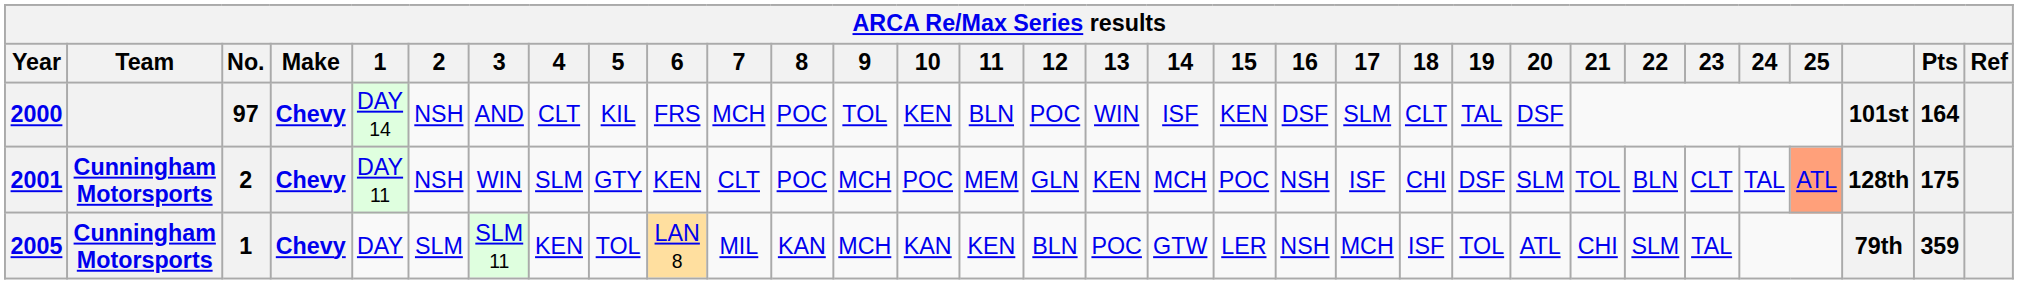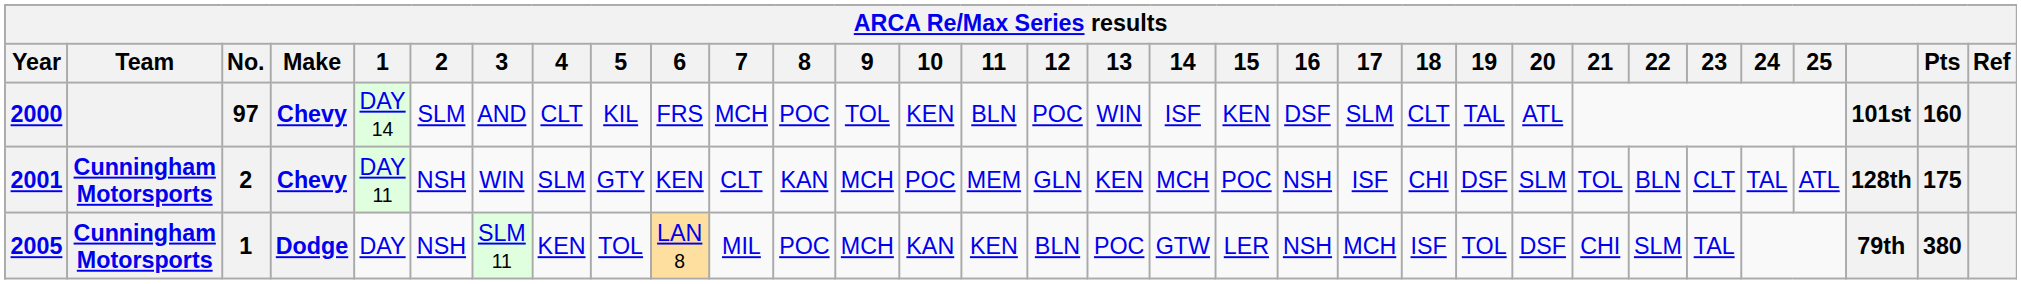(439, 114) NSH -> (441, 114) SLM
(1540, 114) DSF -> (1543, 114) ATL
(1940, 114) 164 -> (1942, 114) 160
(802, 180) POC -> (804, 180) KAN
(1817, 180) lightsalmon background -> (1819, 180) no background
(311, 246) Chevy -> (312, 246) Dodge
(439, 246) SLM -> (441, 246) NSH
(802, 246) KAN -> (804, 246) POC
(1540, 246) ATL -> (1543, 246) DSF
(1940, 246) 359 -> (1942, 246) 380
